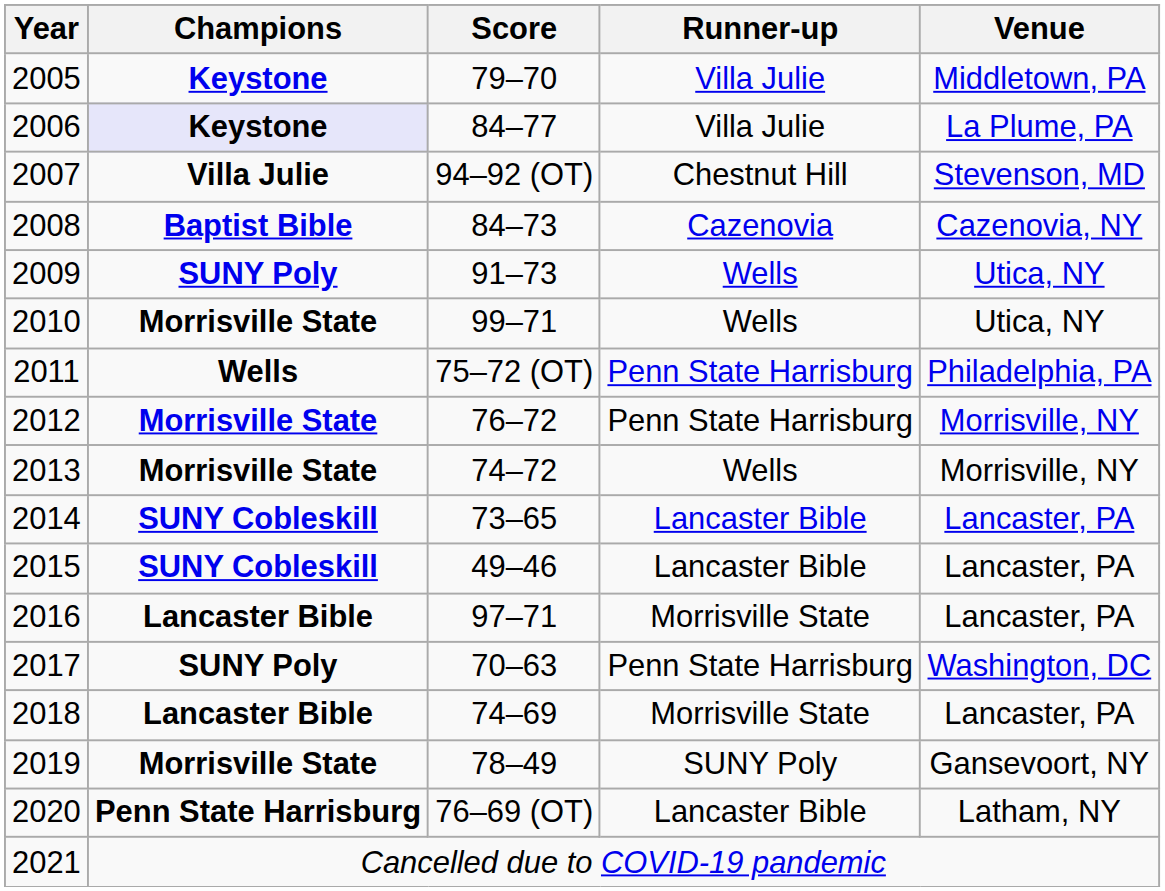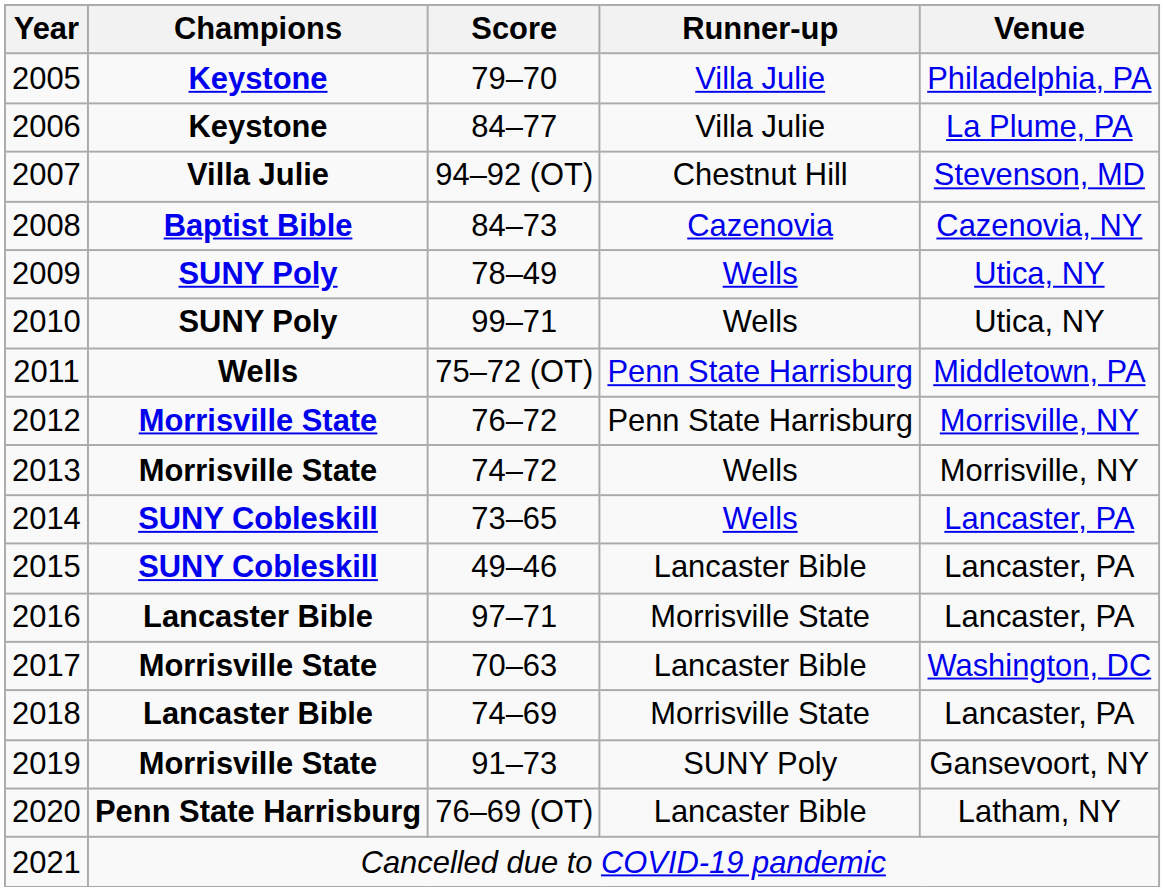(1039, 77) Middletown, PA -> (1039, 77) Philadelphia, PA
(258, 126) lavender background -> (258, 126) no background
(514, 273) 91–73 -> (514, 273) 78–49
(258, 322) Morrisville State -> (258, 322) SUNY Poly
(1039, 371) Philadelphia, PA -> (1039, 371) Middletown, PA
(760, 518) Lancaster Bible -> (760, 518) Wells
(258, 665) SUNY Poly -> (258, 665) Morrisville State
(760, 665) Penn State Harrisburg -> (760, 665) Lancaster Bible
(514, 763) 78–49 -> (514, 763) 91–73
